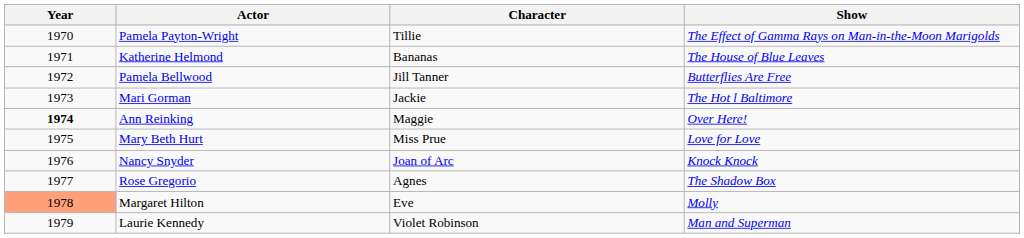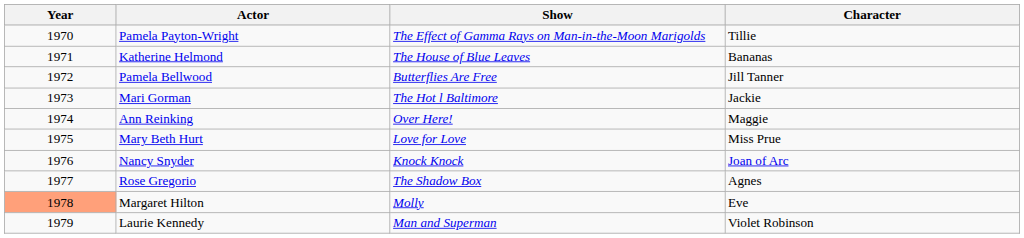columns swapped: (852, 14) <-> (537, 14)
(60, 118) bold -> (60, 118) normal
